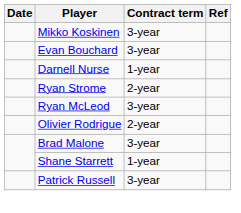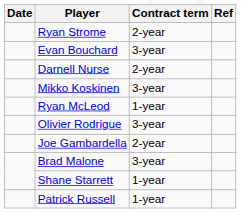rows swapped: (72, 87) <-> (79, 32)
(143, 69) 1-year -> (149, 69) 2-year
(143, 106) 3-year -> (149, 106) 1-year
(143, 124) 2-year -> (149, 124) 3-year
+ row: (82, 143)
(143, 180) 3-year -> (149, 198) 1-year
